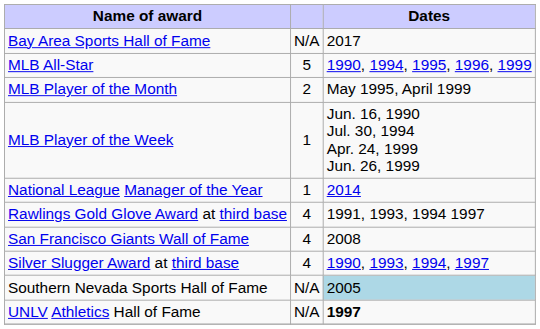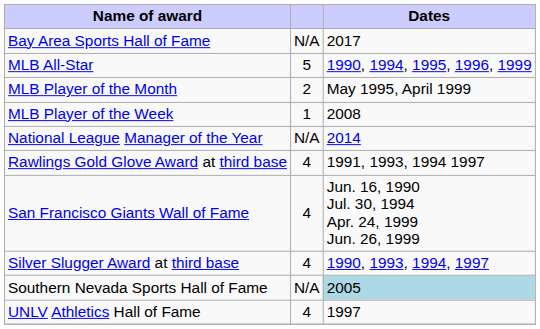(373, 140) Jun. 16, 1990 Jul. 30, 1994 Apr. 24, 1999 Jun. 26, 1999 -> (344, 114) 2008
(307, 190) 1 -> (307, 138) N/A
(344, 239) 2008 -> (373, 213) Jun. 16, 1990 Jul. 30, 1994 Apr. 24, 1999 Jun. 26, 1999
(307, 312) N/A -> (307, 312) 4
(344, 312) bold -> (344, 312) normal
